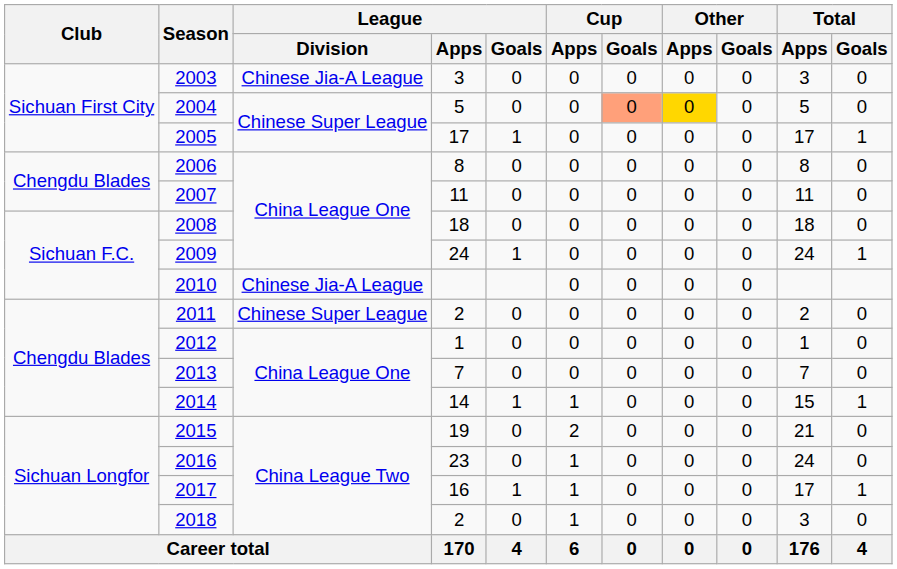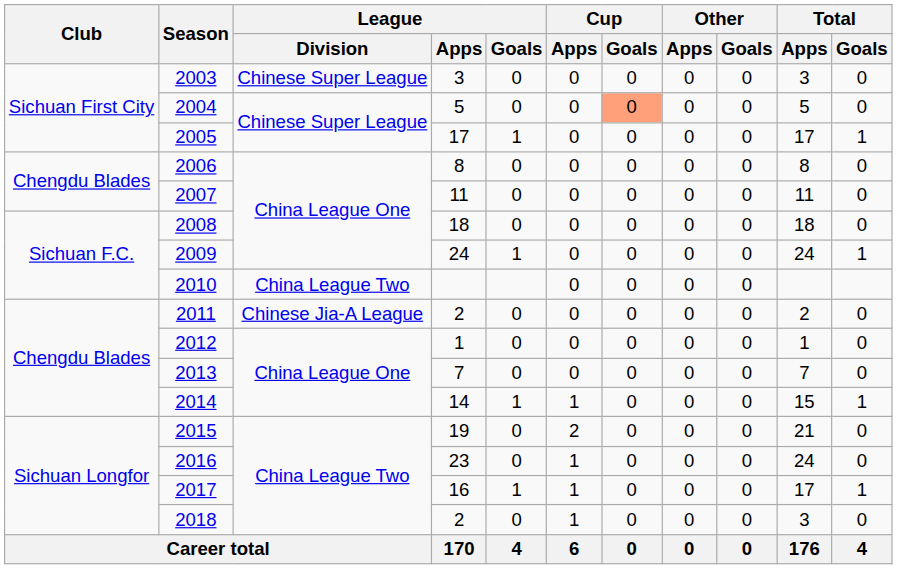(332, 78) Chinese Jia-A League -> (332, 78) Chinese Super League
(689, 107) gold background -> (689, 107) no background
(332, 284) Chinese Jia-A League -> (332, 284) China League Two
(332, 313) Chinese Super League -> (332, 313) Chinese Jia-A League
